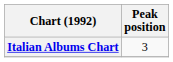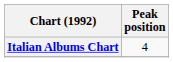(145, 47) 3 -> (145, 47) 4
